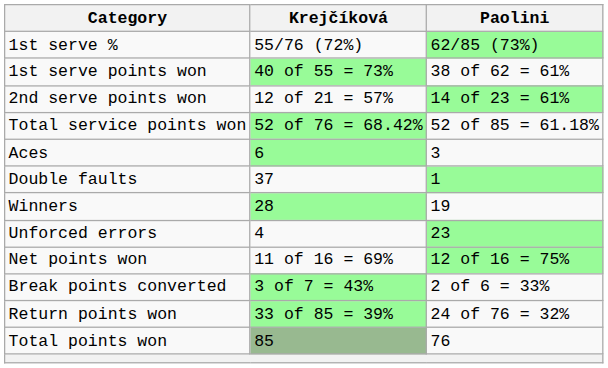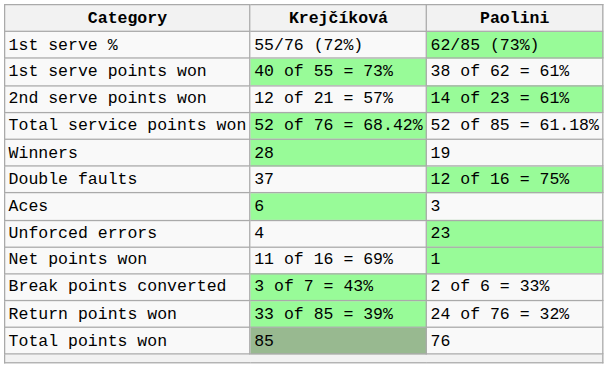rows swapped: (28, 153) <-> (43, 206)
(435, 180) 1 -> (500, 180) 12 of 16 = 75%
(500, 260) 12 of 16 = 75% -> (435, 260) 1
